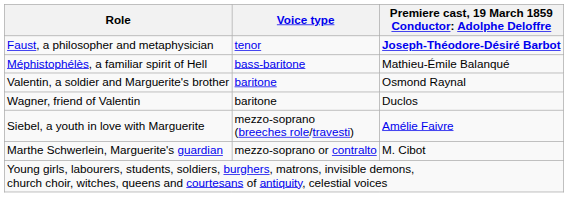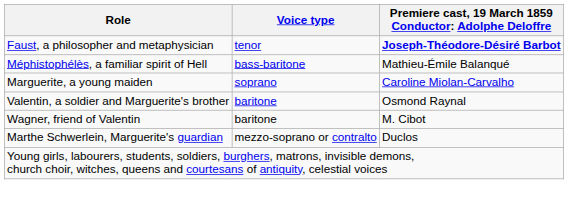+ row: (80, 82)
(400, 100) Duclos -> (404, 119) M. Cibot
- row: (106, 126)
(404, 151) M. Cibot -> (400, 138) Duclos
